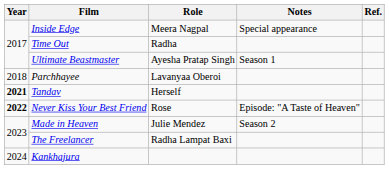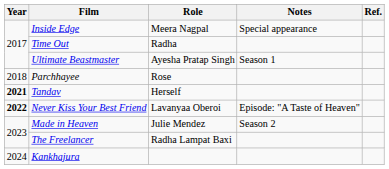(186, 76) Lavanyaa Oberoi -> (161, 76) Rose
(161, 108) Rose -> (186, 108) Lavanyaa Oberoi
